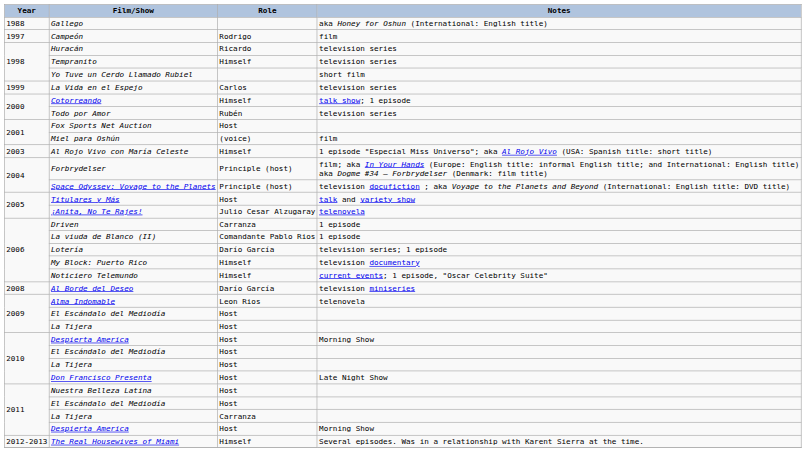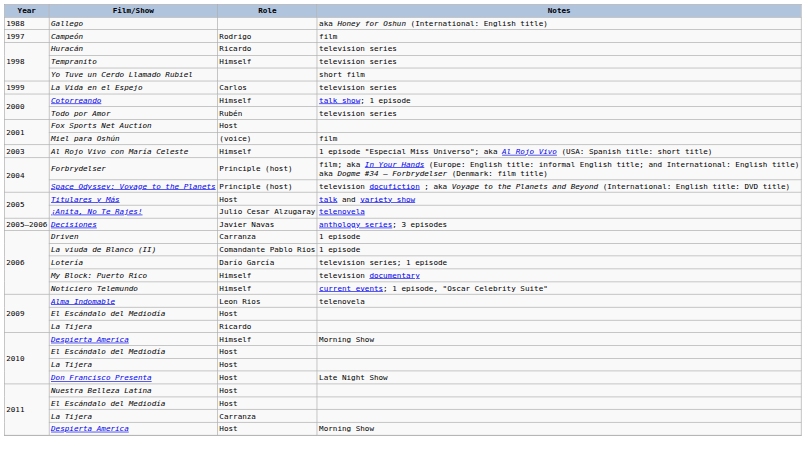+ row: (27, 224)
- row: (15, 288)
(229, 326) Host -> (235, 326) Ricardo
(229, 339) Host -> (235, 339) Himself
- row: (27, 441)
